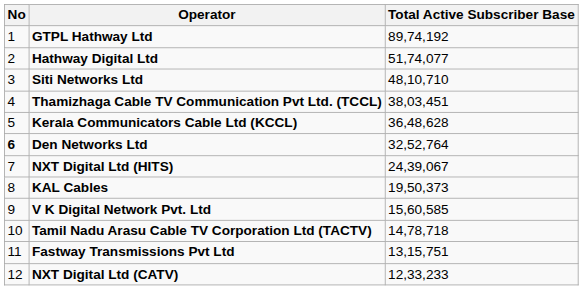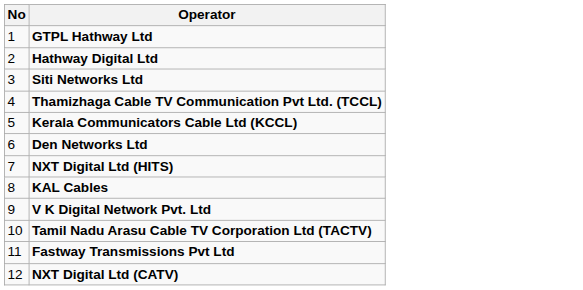- column: (481, 15)
(11, 144) bold -> (11, 144) normal
